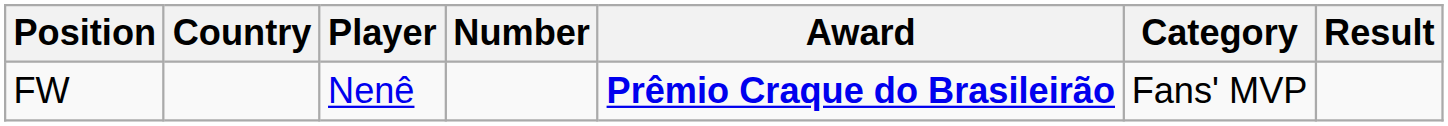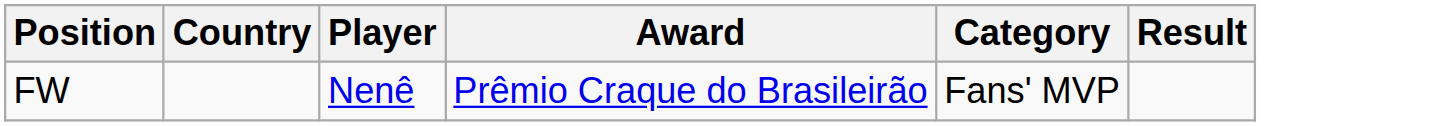- column: (522, 33)
(861, 90) bold -> (690, 90) normal
